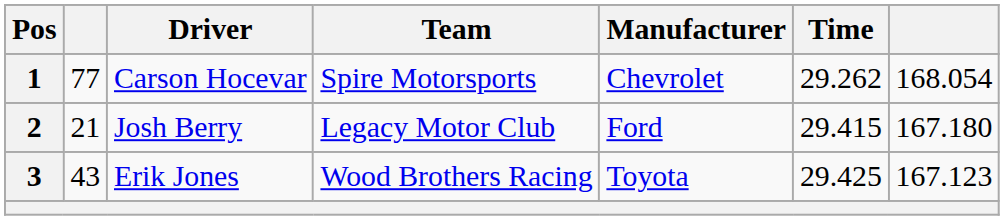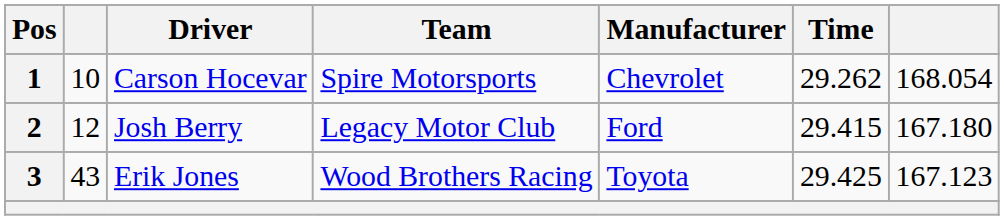(85, 78) 77 -> (85, 78) 10
(85, 127) 21 -> (85, 127) 12
